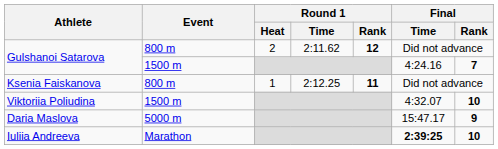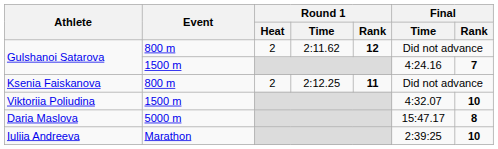(272, 84) 1 -> (272, 84) 2
(474, 119) 9 -> (474, 119) 8
(423, 136) bold -> (423, 136) normal
